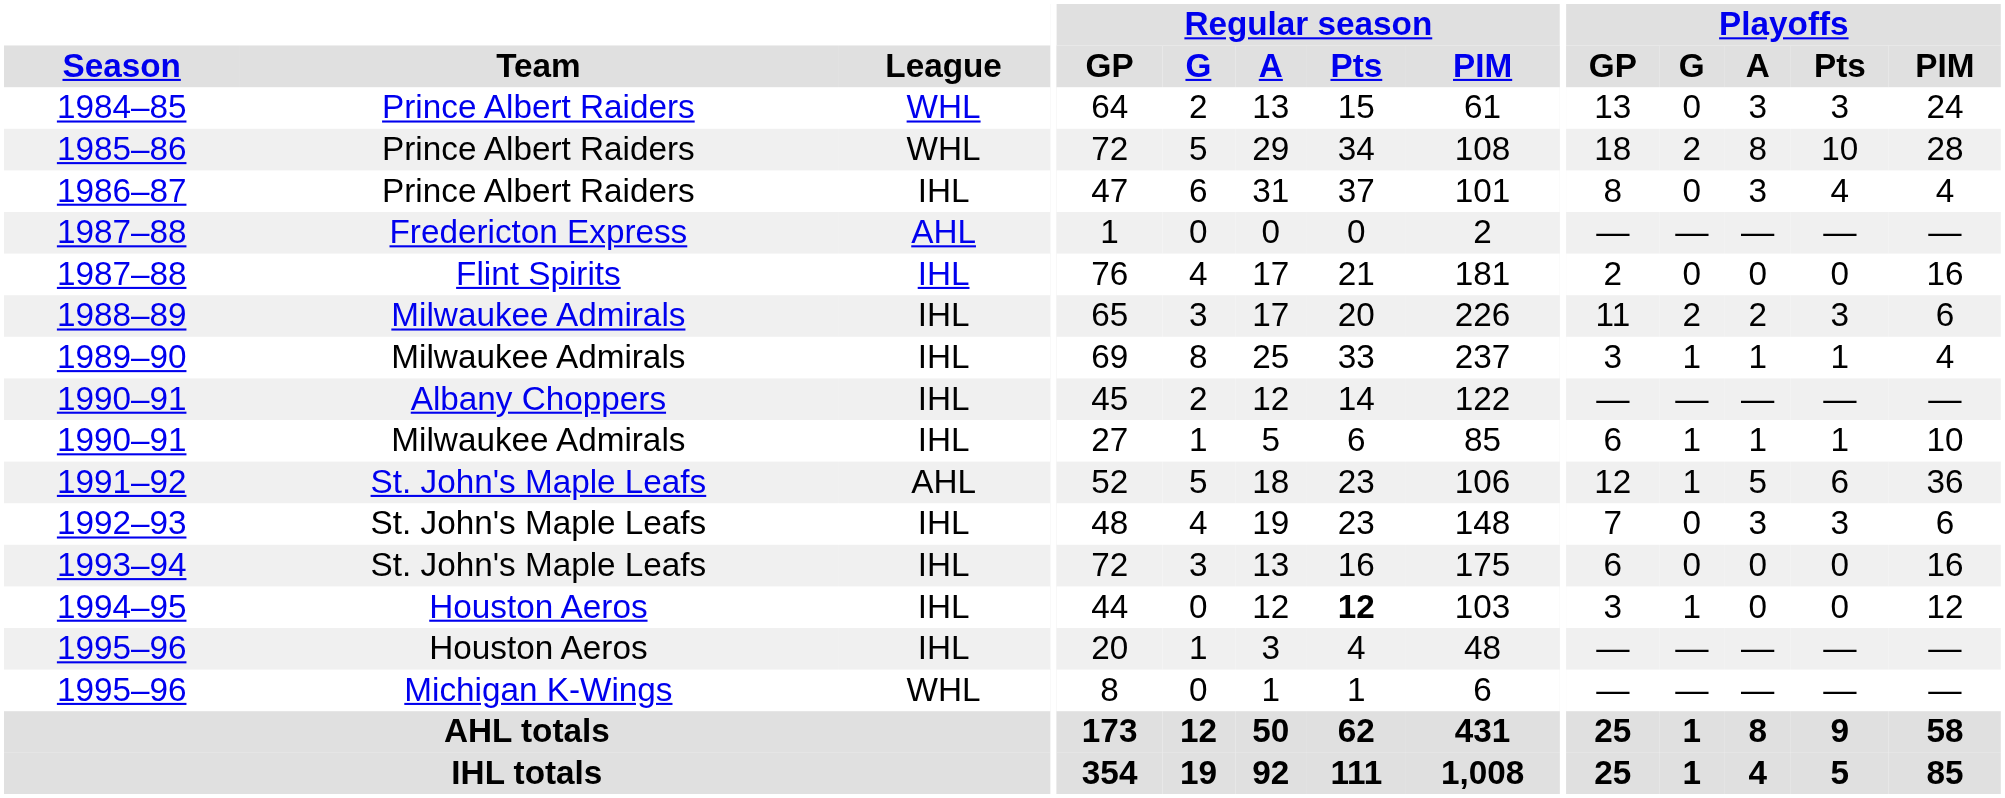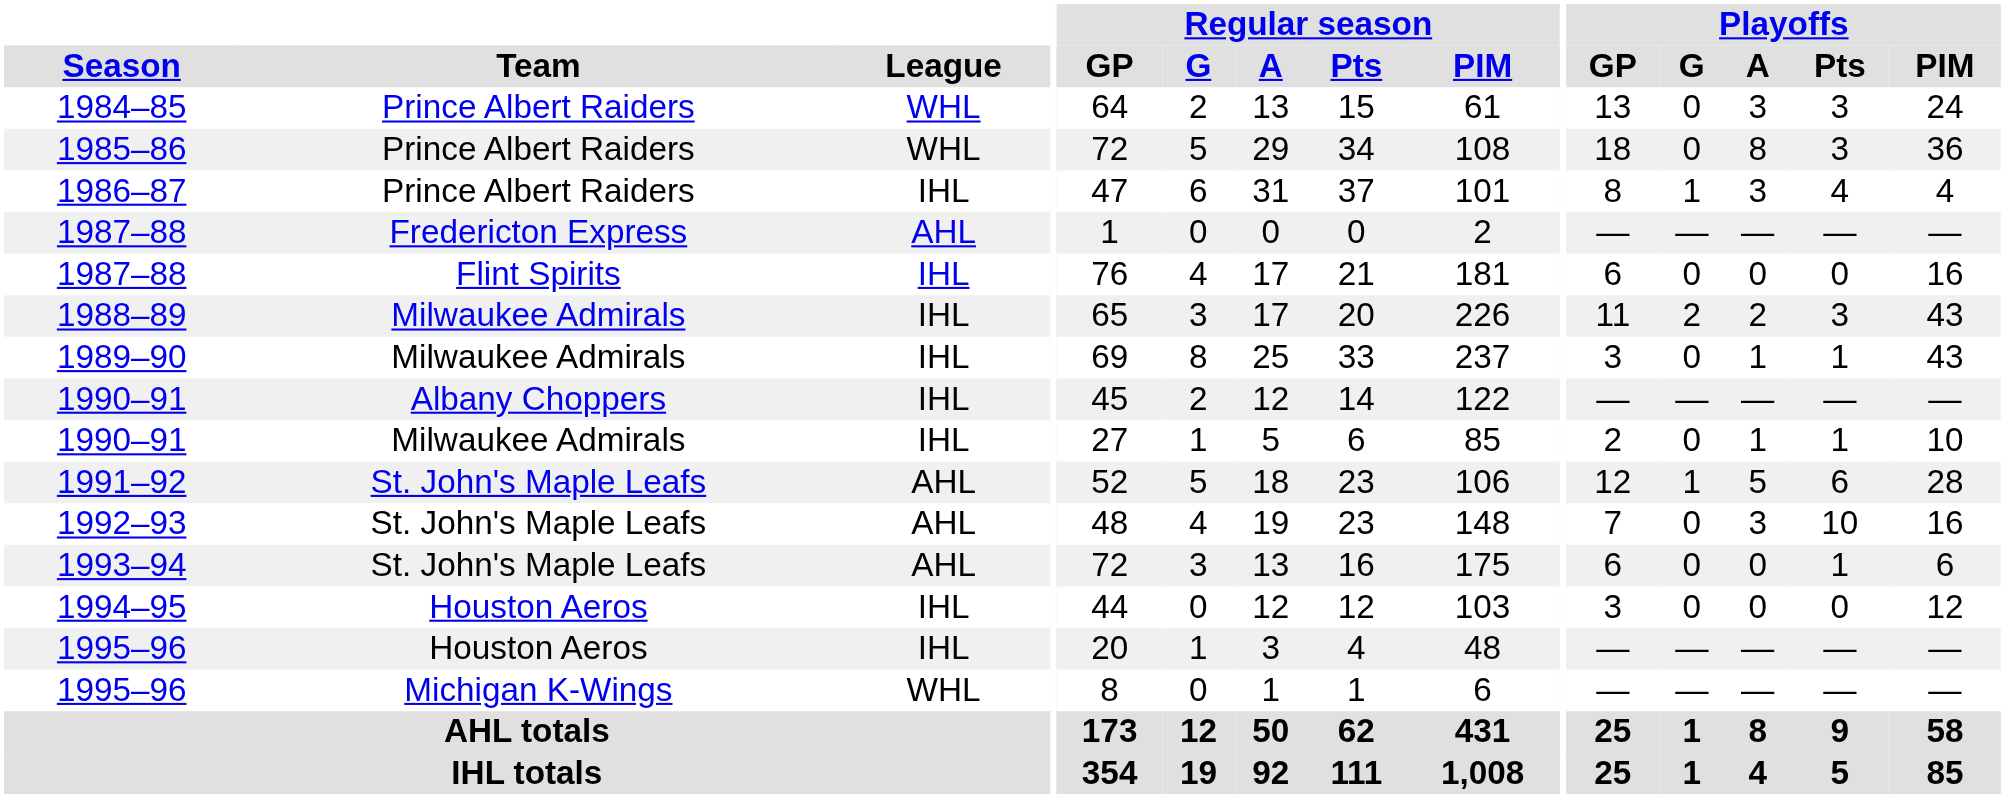(1692, 149) 2 -> (1692, 149) 0
(1840, 149) 10 -> (1840, 149) 3
(1945, 149) 28 -> (1945, 149) 36
(1692, 190) 0 -> (1692, 190) 1
(1613, 273) 2 -> (1613, 273) 6
(1945, 315) 6 -> (1945, 315) 43
(1692, 357) 1 -> (1692, 357) 0
(1945, 357) 4 -> (1945, 357) 43
(1613, 440) 6 -> (1613, 440) 2
(1692, 440) 1 -> (1692, 440) 0
(1945, 481) 36 -> (1945, 481) 28
(944, 523) IHL -> (944, 523) AHL
(1840, 523) 3 -> (1840, 523) 10
(1945, 523) 6 -> (1945, 523) 16
(944, 565) IHL -> (944, 565) AHL
(1840, 565) 0 -> (1840, 565) 1
(1945, 565) 16 -> (1945, 565) 6
(1356, 606) bold -> (1356, 606) normal
(1692, 606) 1 -> (1692, 606) 0
